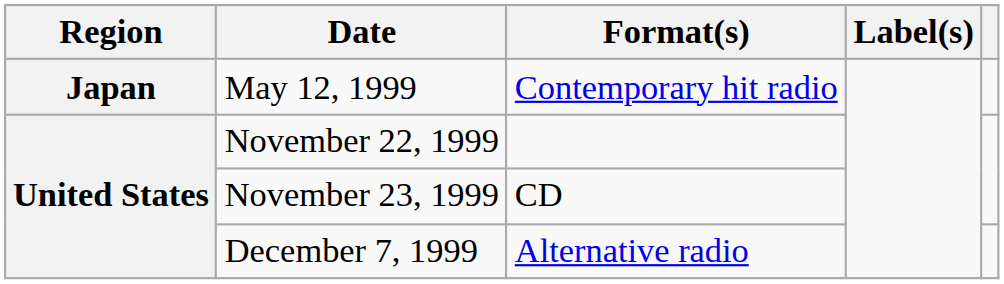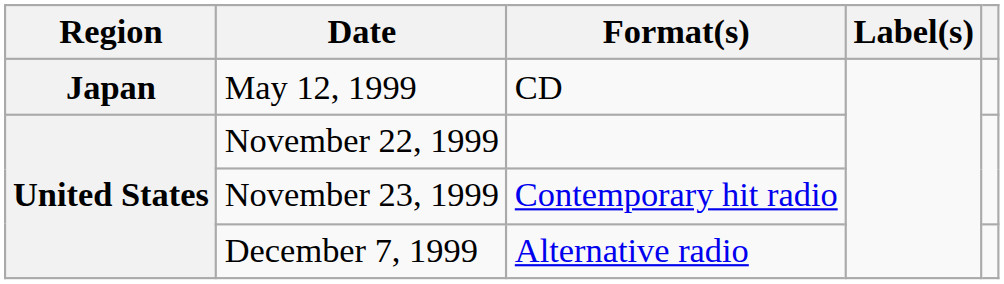(676, 86) Contemporary hit radio -> (539, 86) CD
(539, 195) CD -> (676, 195) Contemporary hit radio
